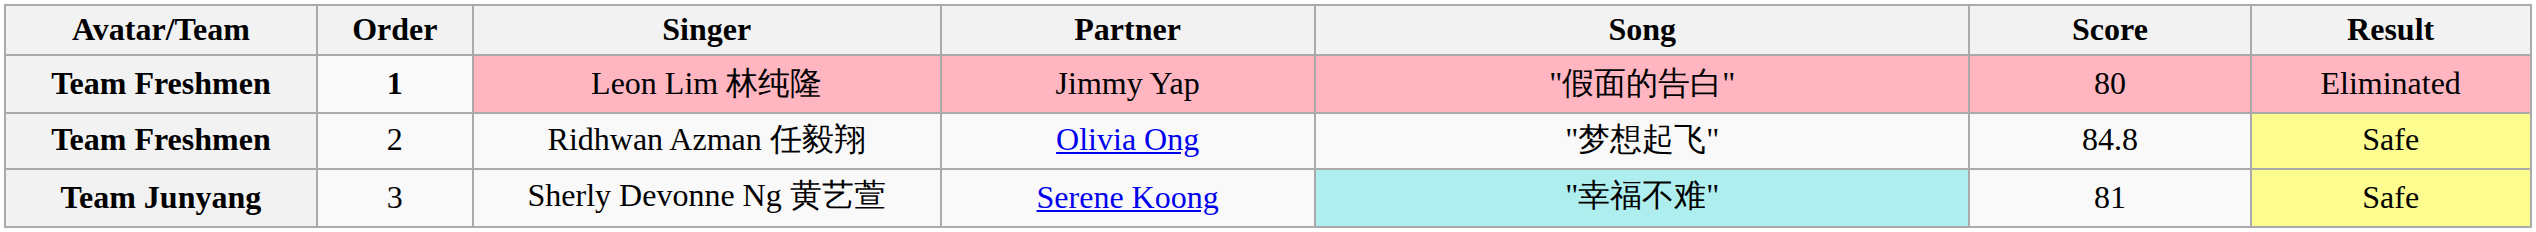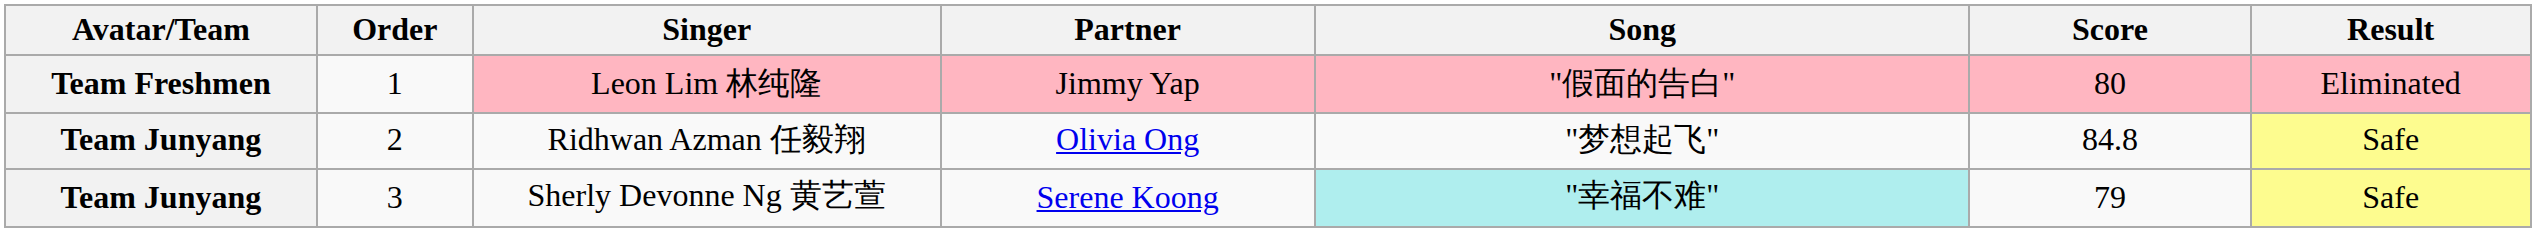(395, 83) bold -> (395, 83) normal
(161, 140) Team Freshmen -> (161, 140) Team Junyang
(2110, 197) 81 -> (2110, 197) 79
